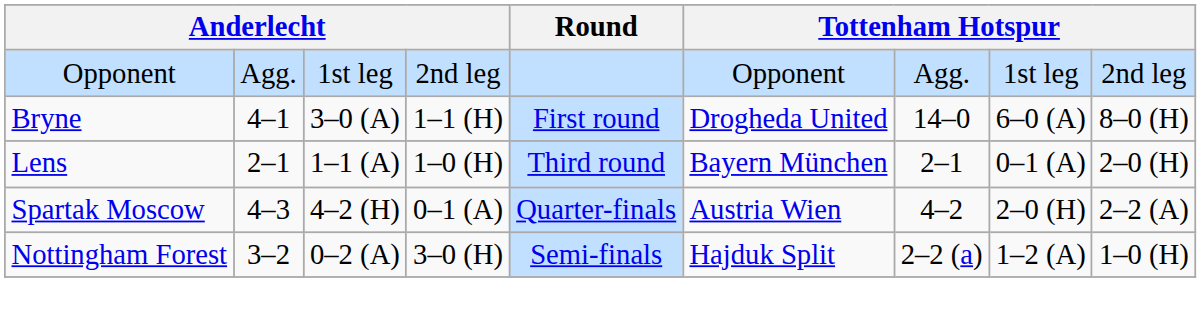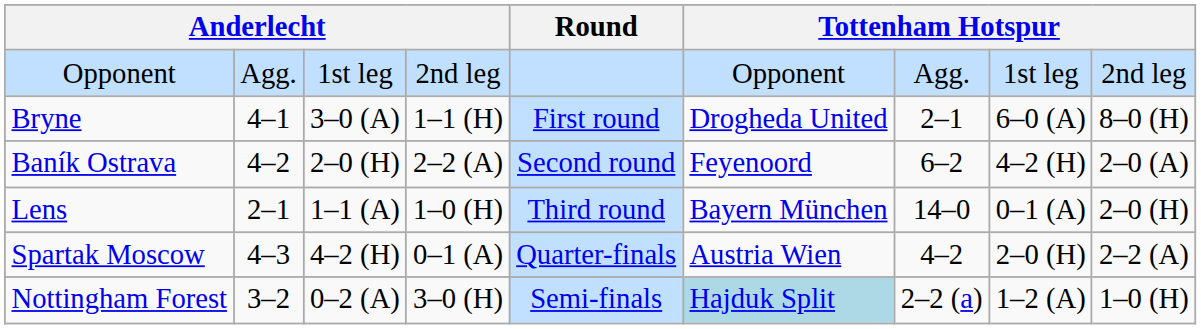(942, 118) 14–0 -> (942, 118) 2–1
+ row: (94, 163)
(942, 163) 2–1 -> (942, 208) 14–0
(762, 254) no background -> (762, 299) lightblue background
